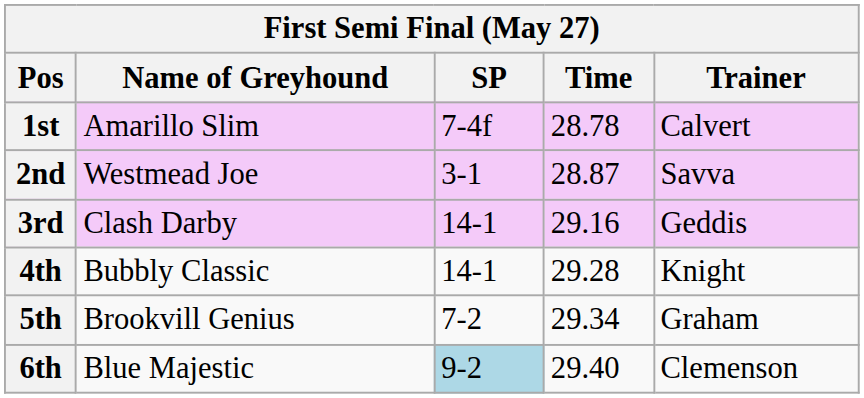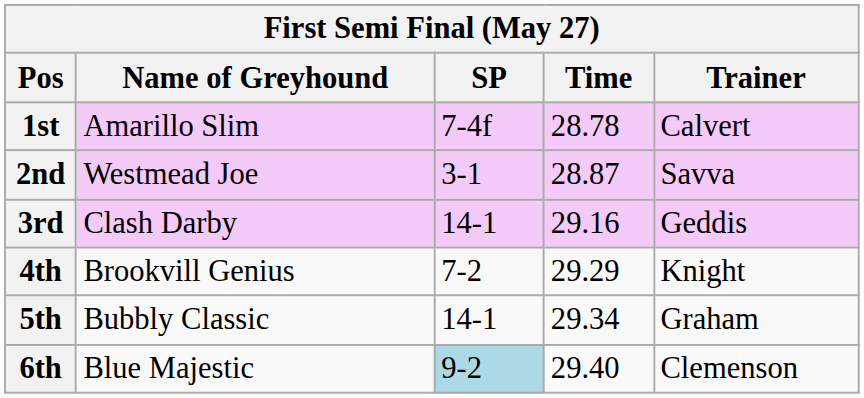(176, 271) Bubbly Classic -> (189, 271) Brookvill Genius
(469, 271) 14-1 -> (462, 271) 7-2
(585, 271) 29.28 -> (585, 271) 29.29
(189, 319) Brookvill Genius -> (176, 319) Bubbly Classic
(462, 319) 7-2 -> (469, 319) 14-1
